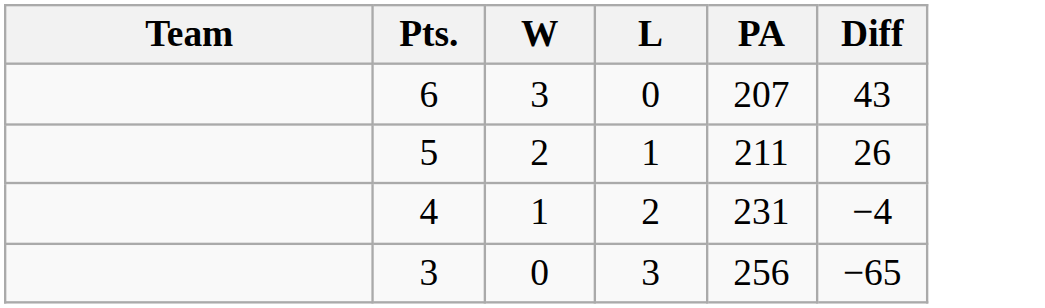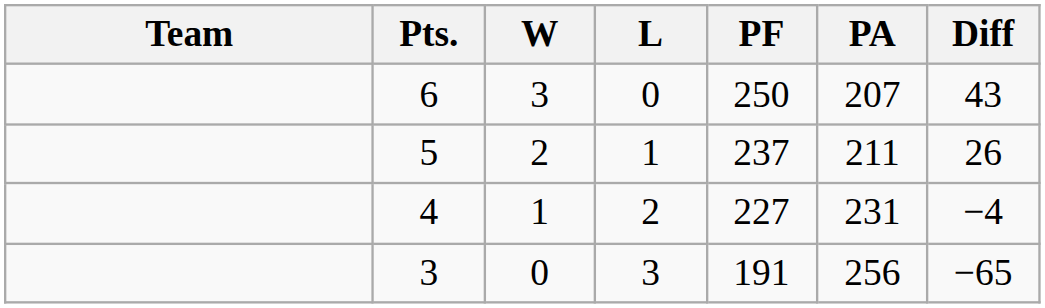+ column: (761, 34)
